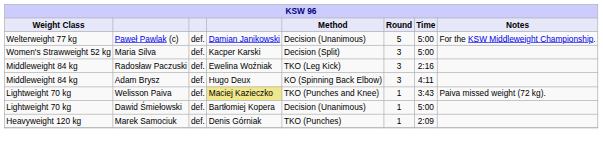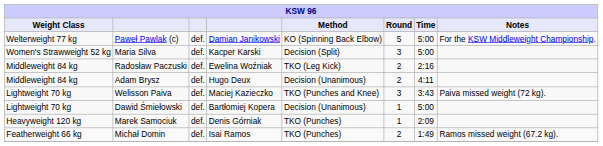(325, 38) Decision (Unanimous) -> (333, 38) KO (Spinning Back Elbow)
(399, 66) 3 -> (399, 66) 2
(333, 80) KO (Spinning Back Elbow) -> (325, 80) Decision (Unanimous)
(399, 80) 3 -> (399, 80) 2
(241, 93) khaki background -> (241, 93) no background
(399, 93) 1 -> (399, 93) 3
+ row: (140, 134)
